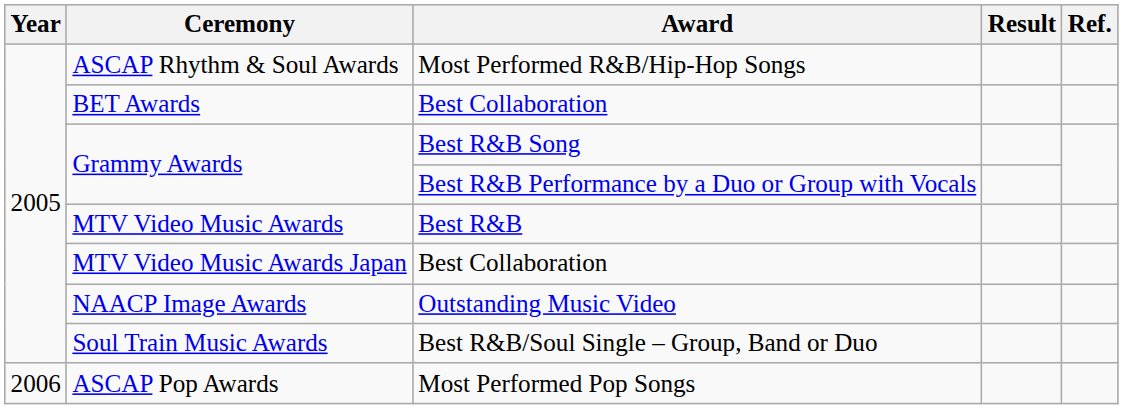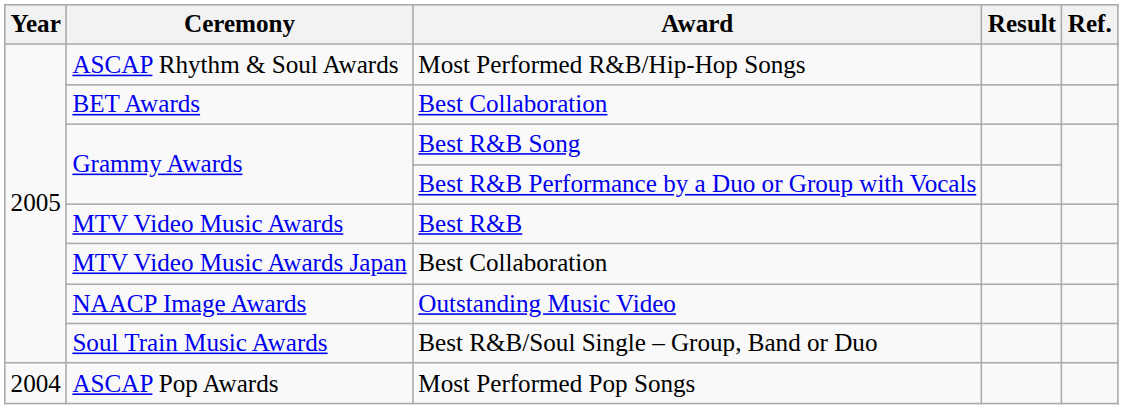(36, 382) 2006 -> (36, 382) 2004
